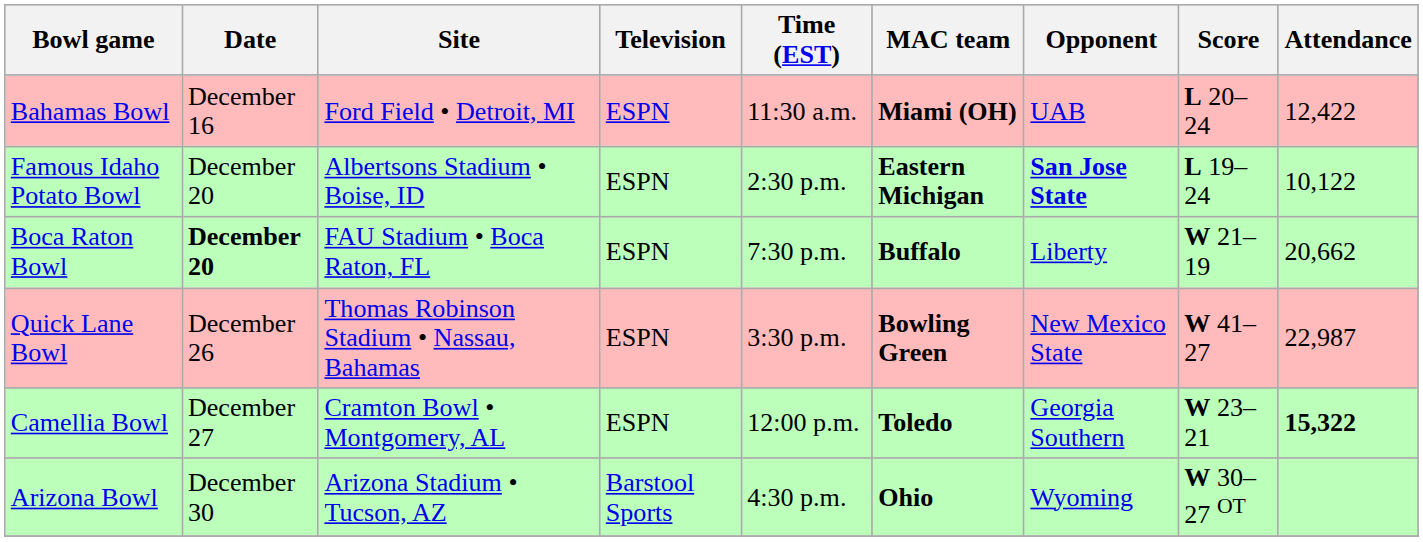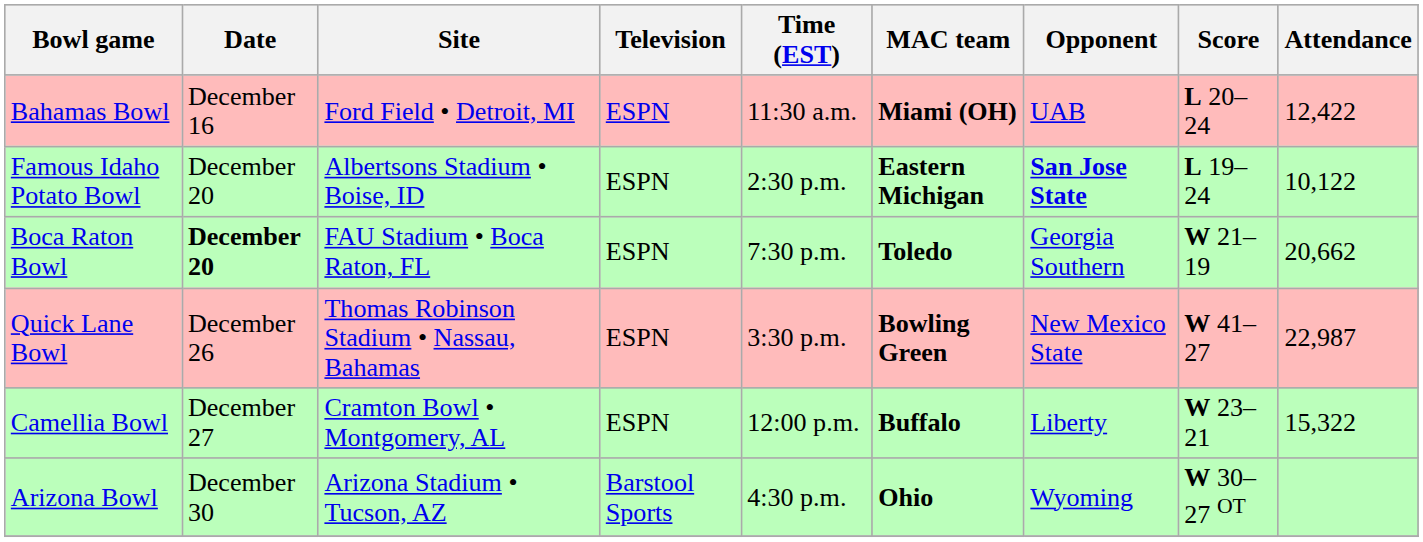(920, 251) Buffalo -> (915, 251) Toledo
(1069, 251) Liberty -> (1077, 251) Georgia Southern
(915, 422) Toledo -> (920, 422) Buffalo
(1077, 422) Georgia Southern -> (1069, 422) Liberty
(1320, 422) bold -> (1320, 422) normal
